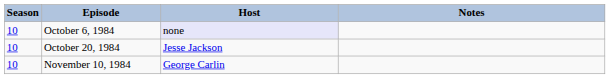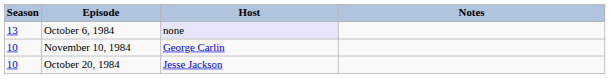(12, 30) 10 -> (12, 30) 13
rows swapped: (82, 47) <-> (87, 64)
